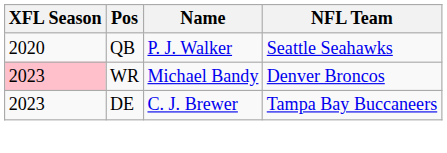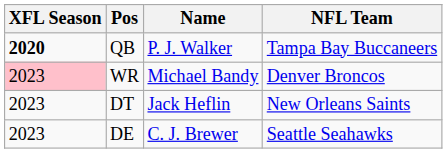(27, 47) normal -> (27, 47) bold
(330, 47) Seattle Seahawks -> (352, 47) Tampa Bay Buccaneers
+ row: (122, 104)
(352, 104) Tampa Bay Buccaneers -> (330, 133) Seattle Seahawks
